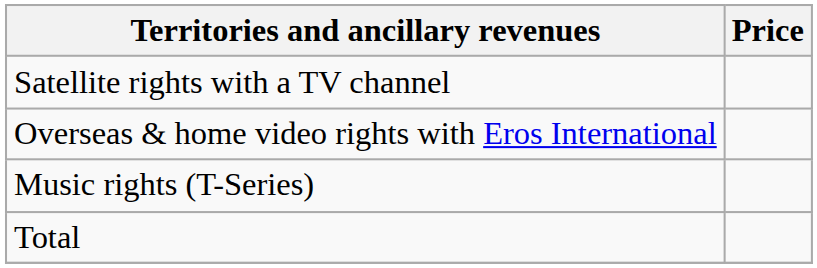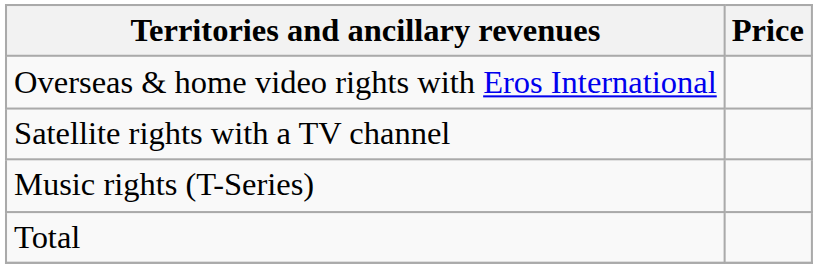rows swapped: (232, 81) <-> (365, 133)
